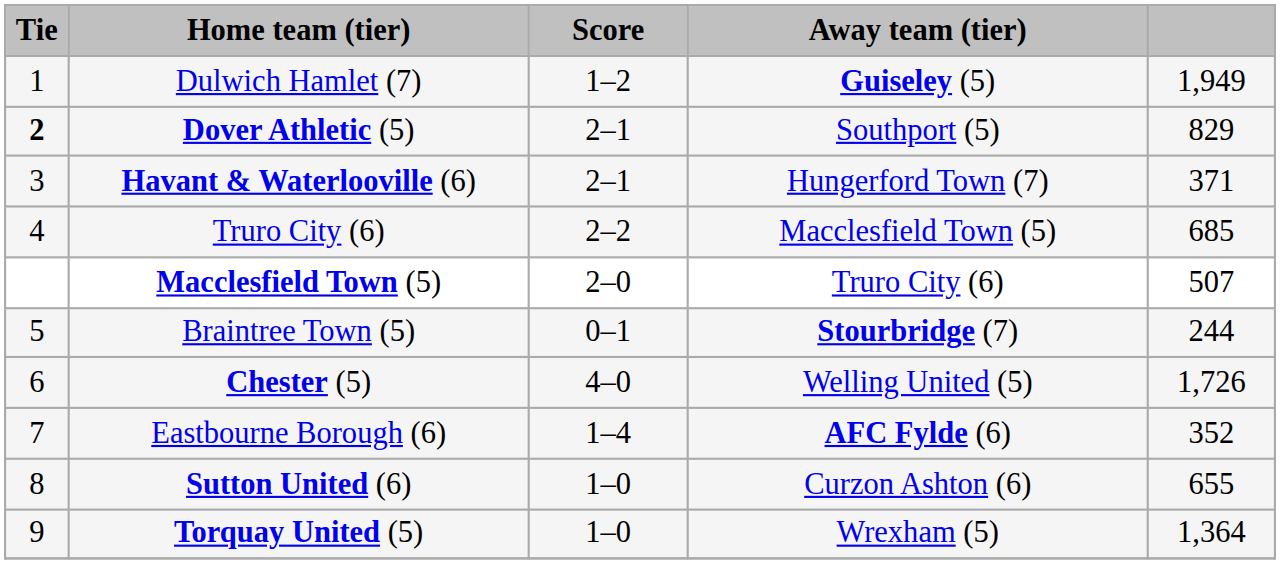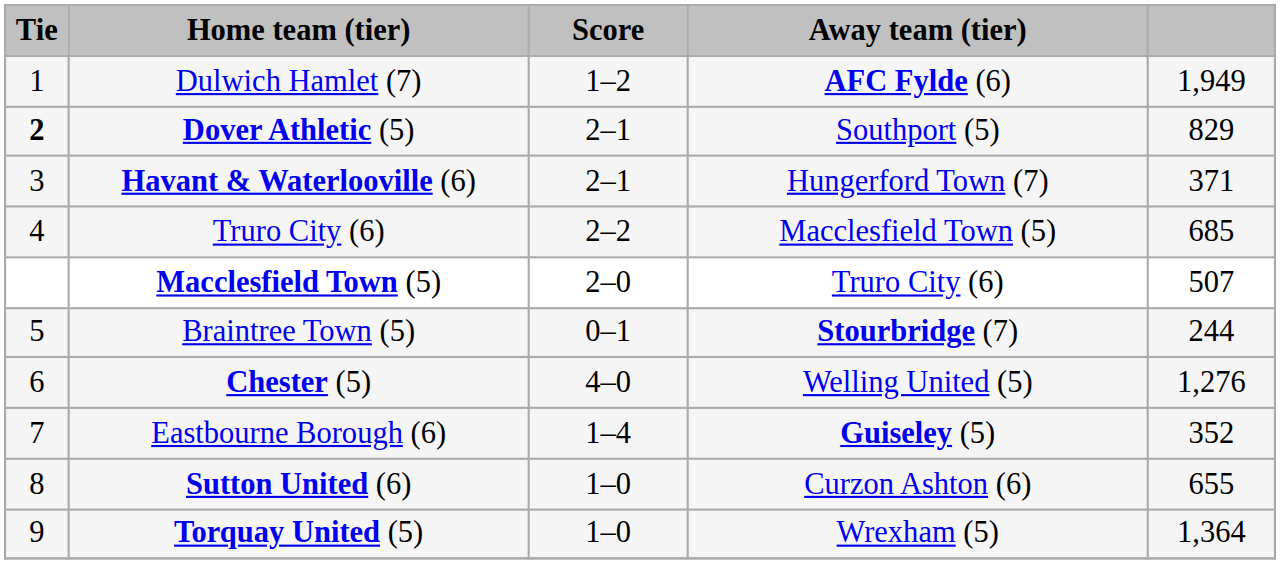(918, 80) Guiseley (5) -> (918, 80) AFC Fylde (6)
(1211, 382) 1,726 -> (1211, 382) 1,276
(918, 432) AFC Fylde (6) -> (918, 432) Guiseley (5)
